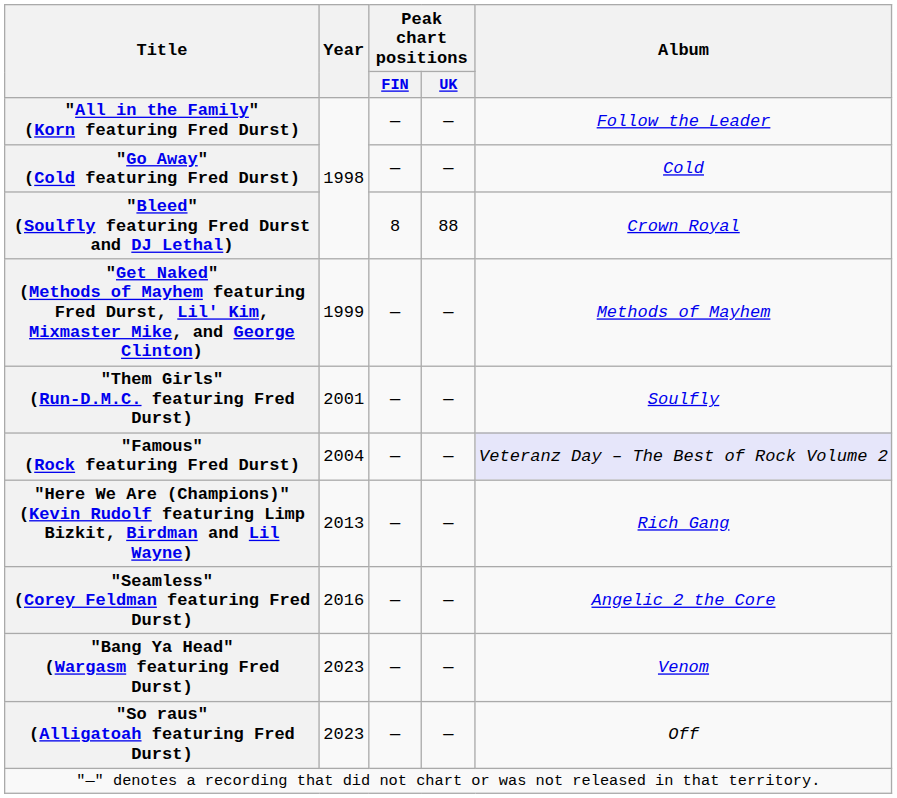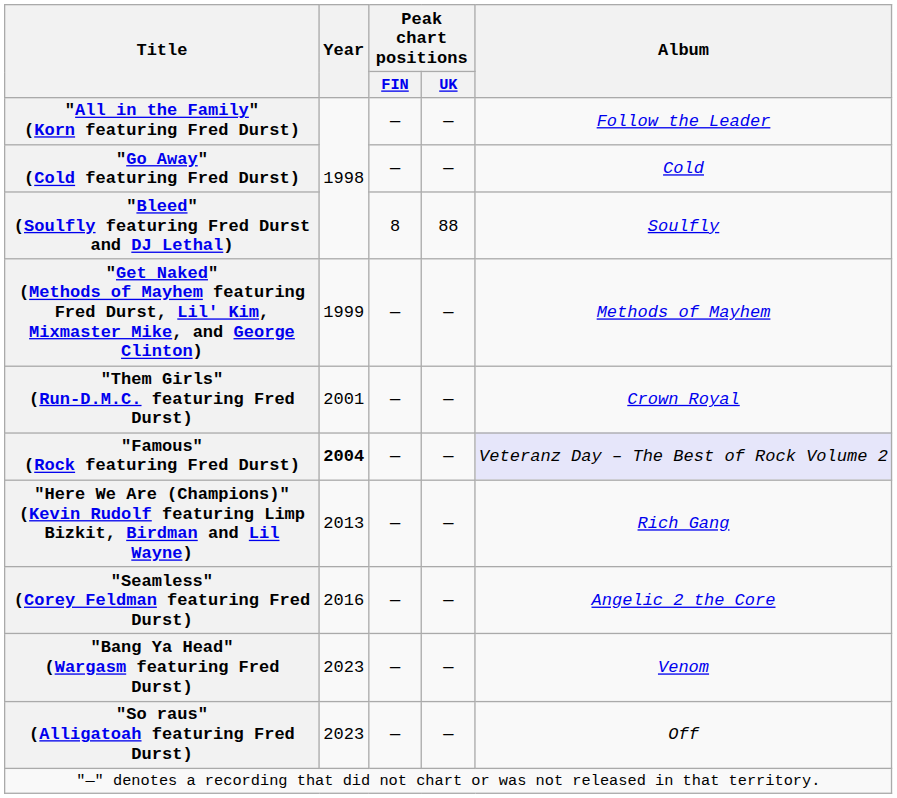(684, 226) Crown Royal -> (684, 226) Soulfly
(684, 399) Soulfly -> (684, 399) Crown Royal
(344, 456) normal -> (344, 456) bold
